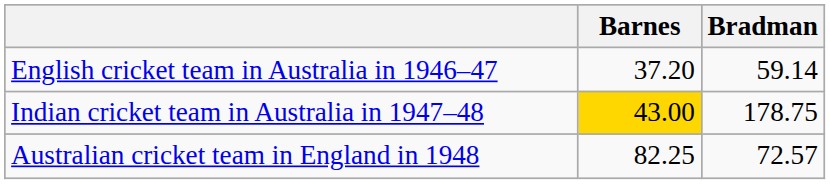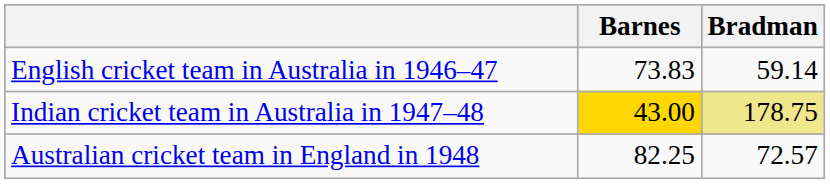(664, 69) 37.20 -> (664, 69) 73.83
(780, 112) no background -> (780, 112) khaki background
